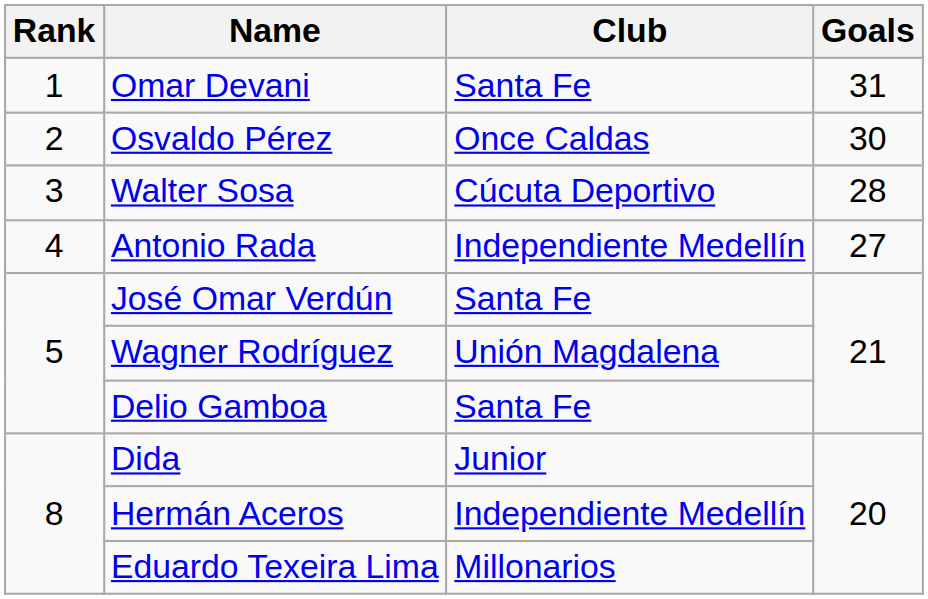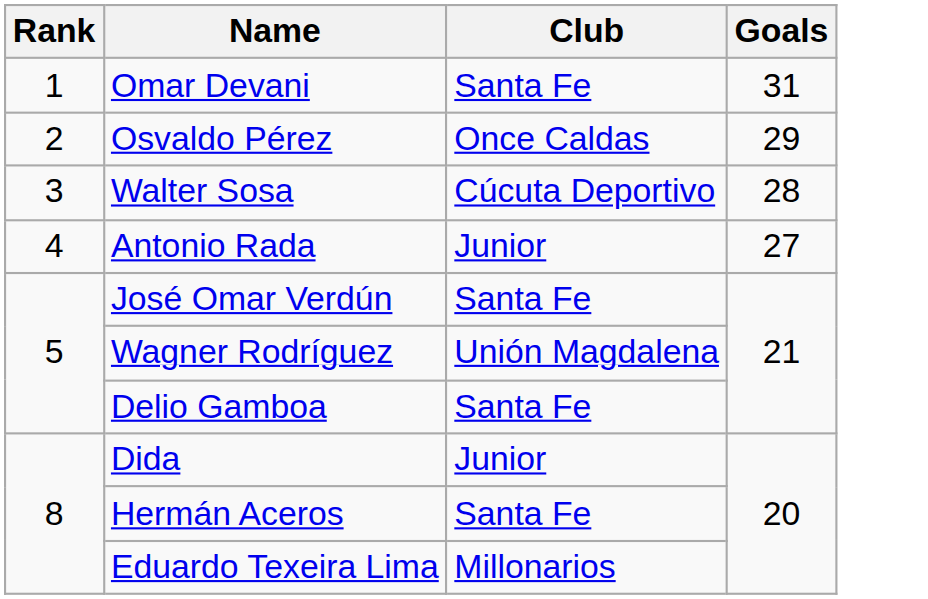(868, 138) 30 -> (781, 138) 29
(630, 245) Independiente Medellín -> (500, 245) Junior
(630, 513) Independiente Medellín -> (523, 513) Santa Fe
